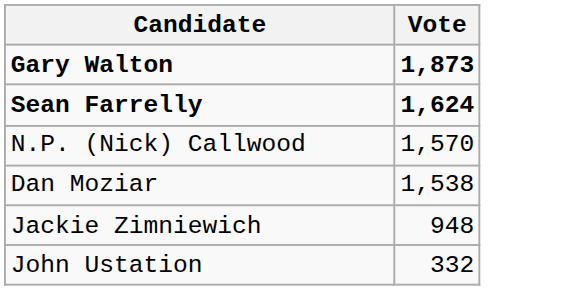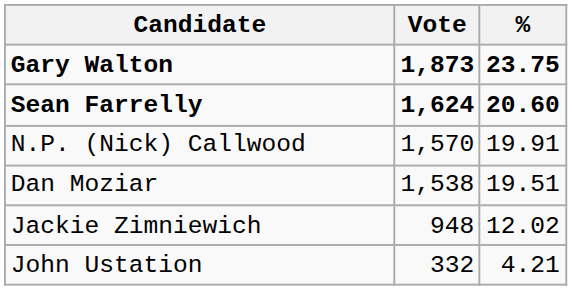+ column: (523, 25)
